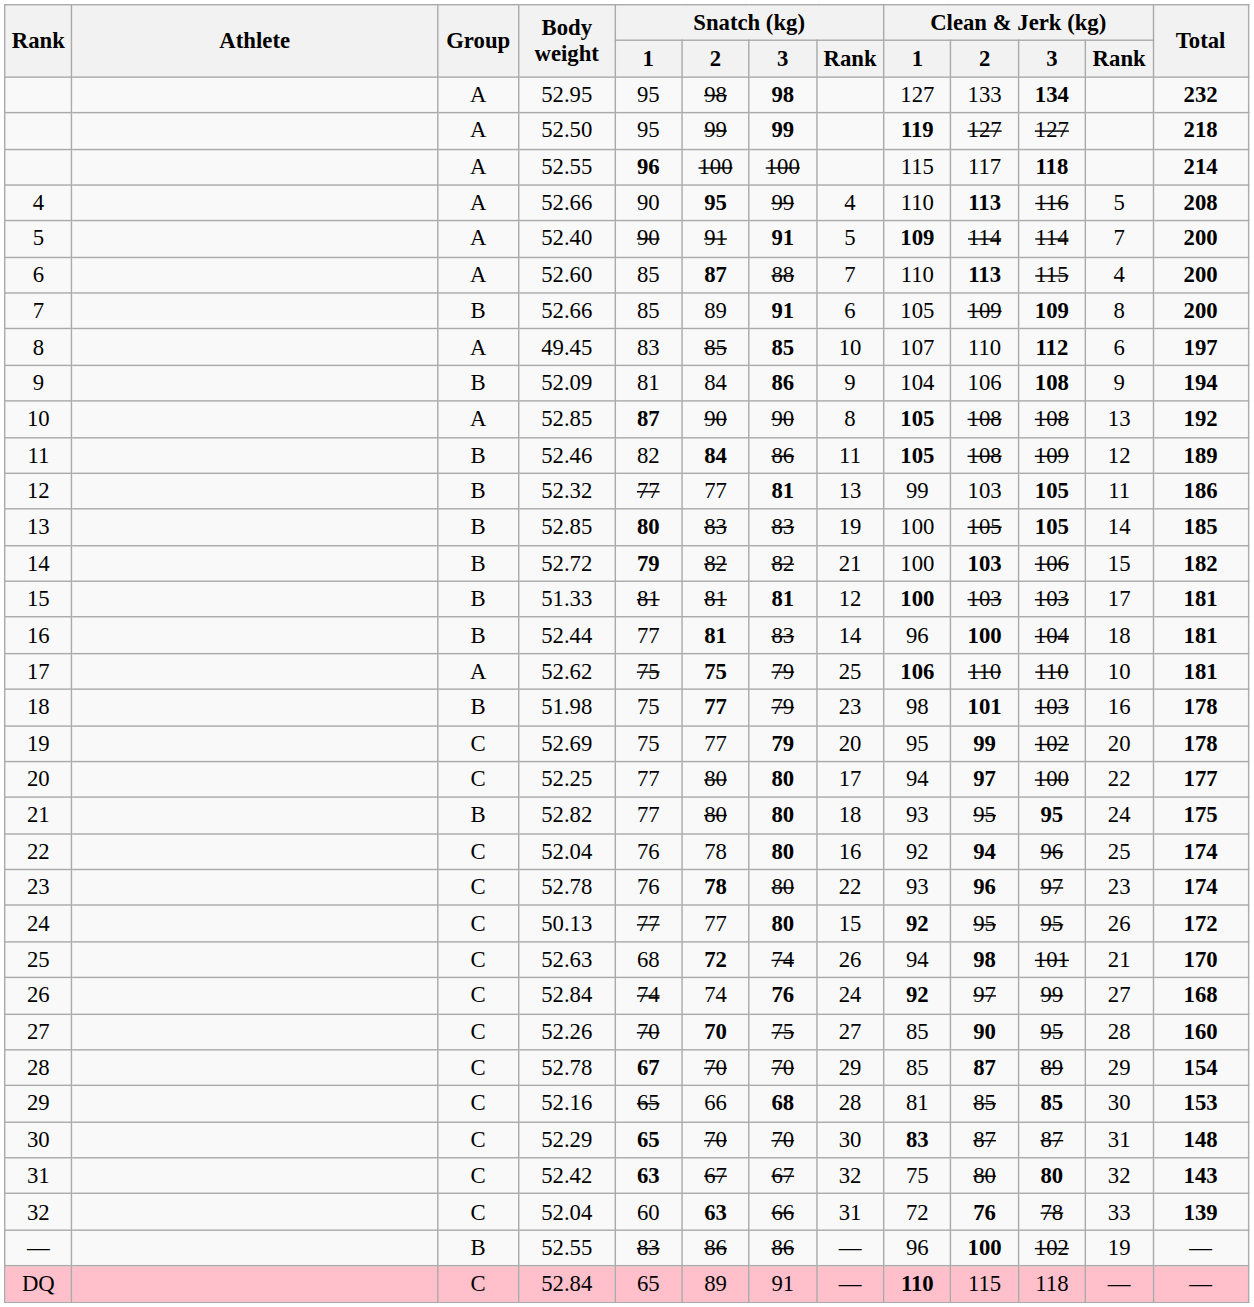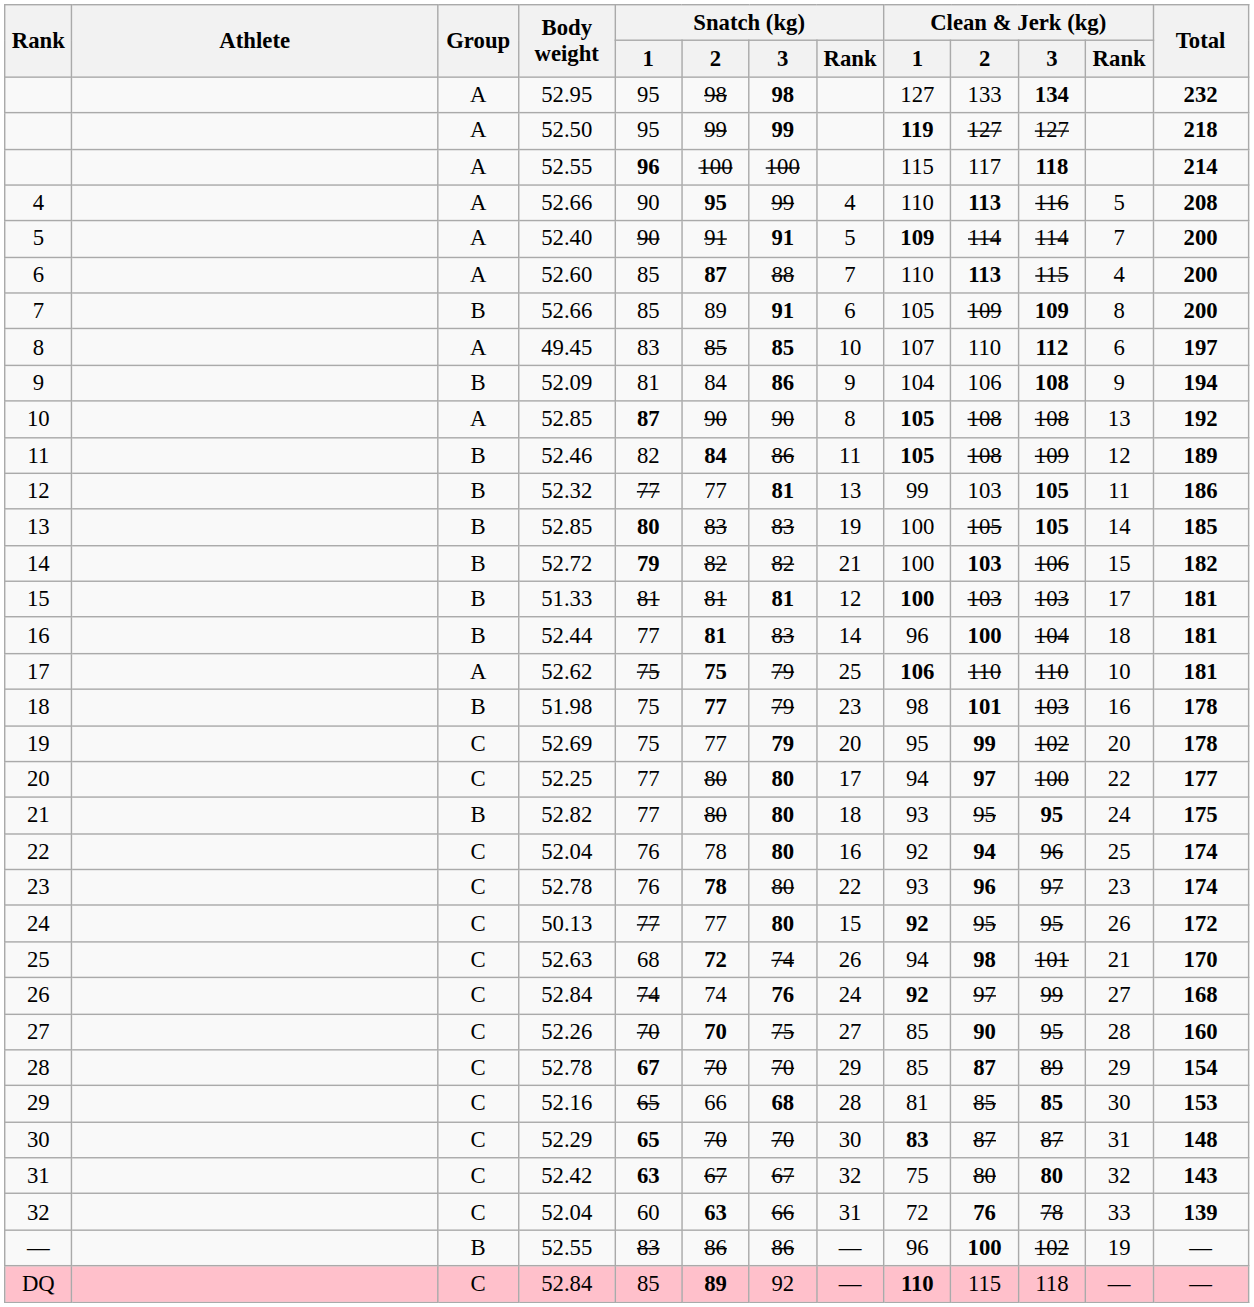(648, 1283) 65 -> (648, 1283) 85
(716, 1283) normal -> (716, 1283) bold
(783, 1283) 91 -> (783, 1283) 92
